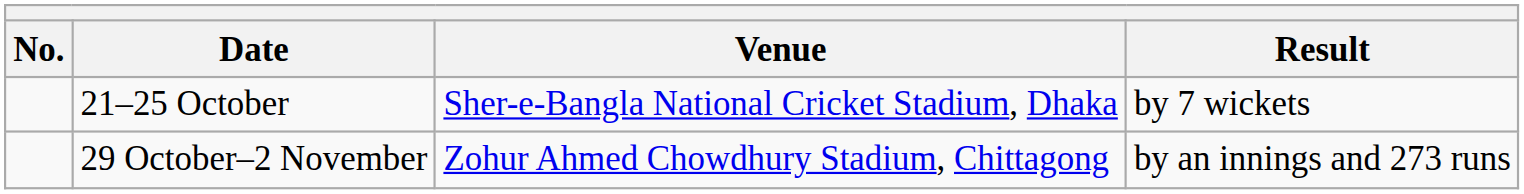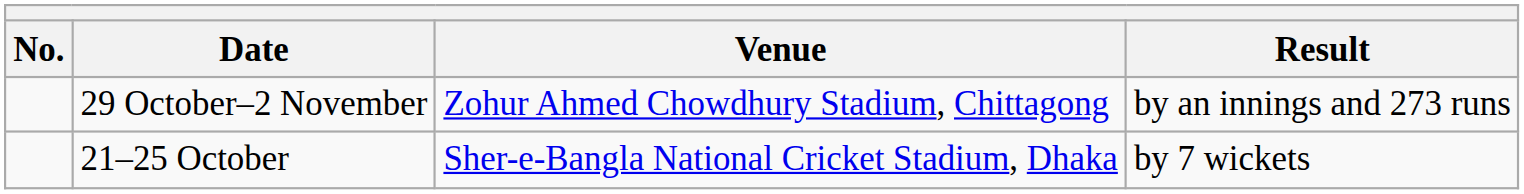rows swapped: (185, 103) <-> (254, 158)
